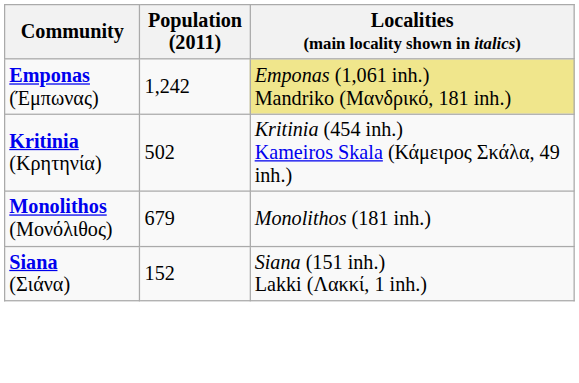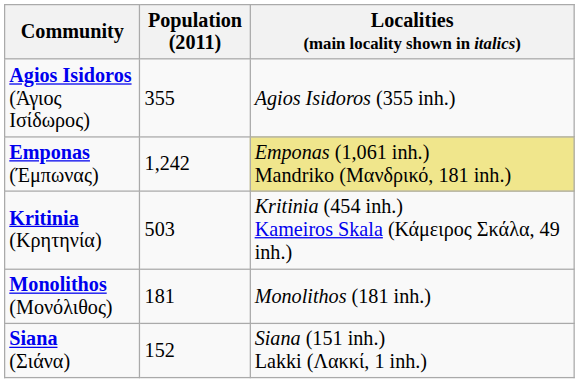+ row: (70, 97)
(195, 153) 502 -> (195, 230) 503
(195, 219) 679 -> (195, 296) 181
